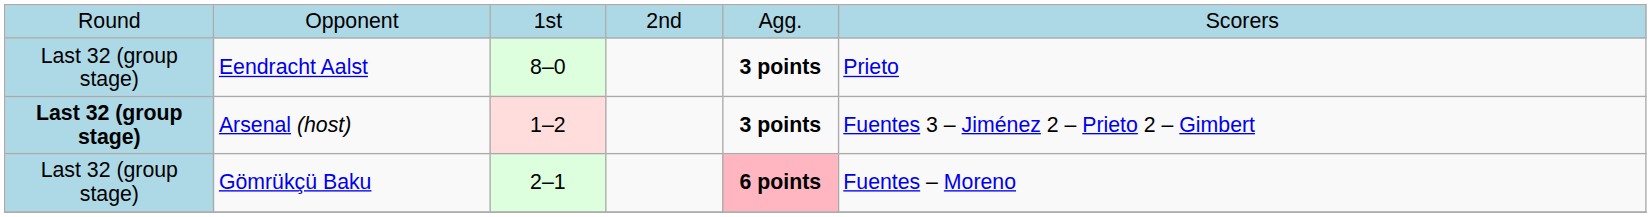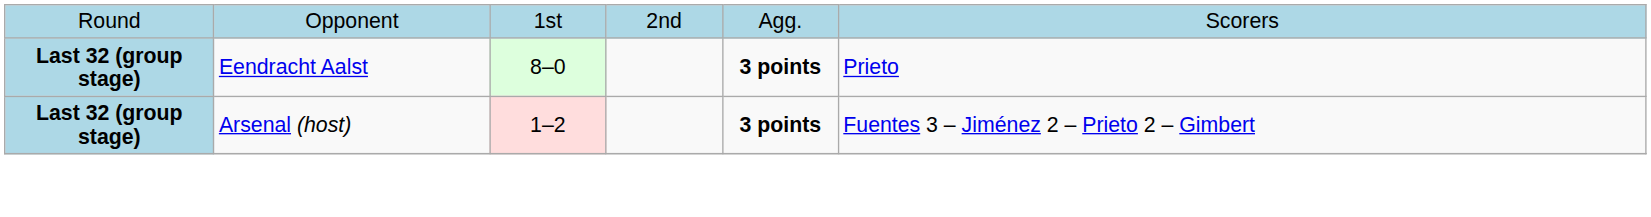(109, 67) normal -> (109, 67) bold
- row: (295, 182)
